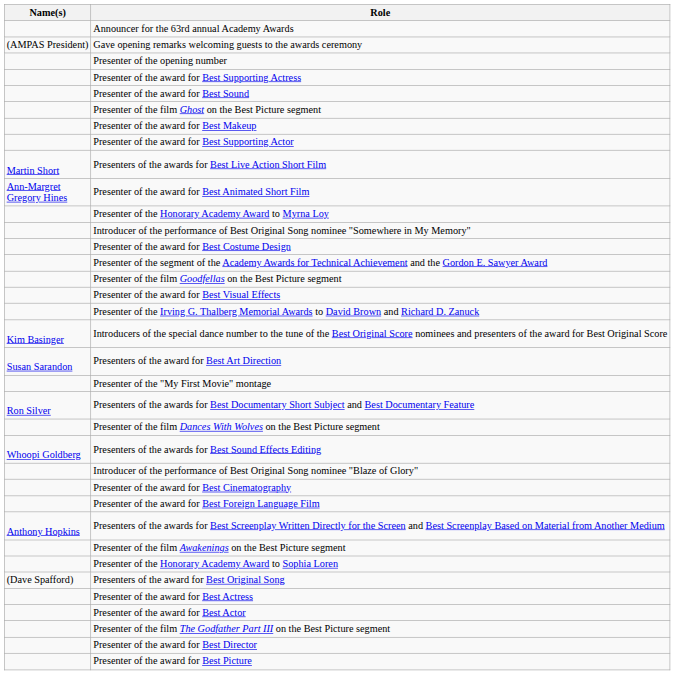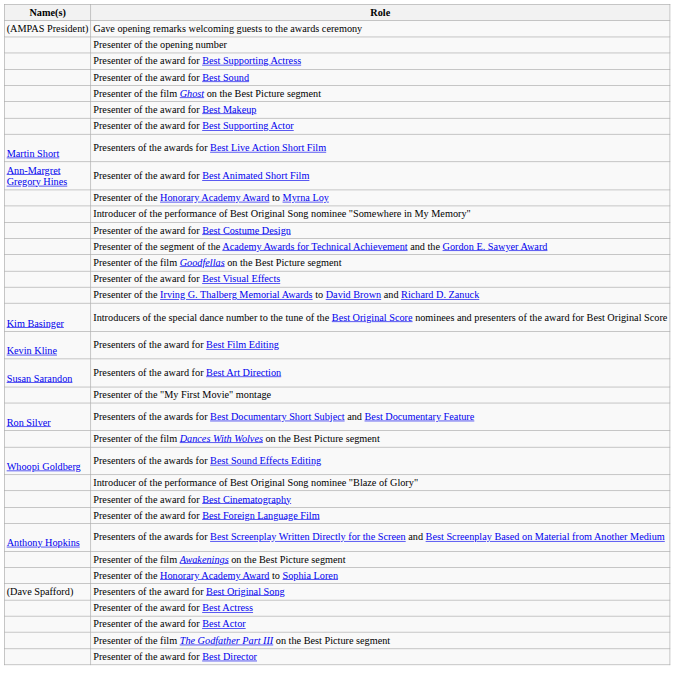- row: (193, 28)
+ row: (186, 345)
- row: (173, 661)
